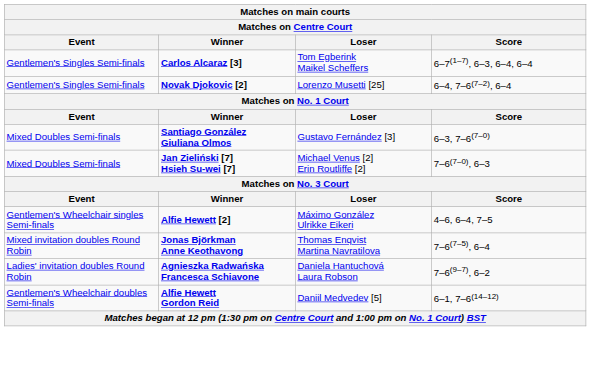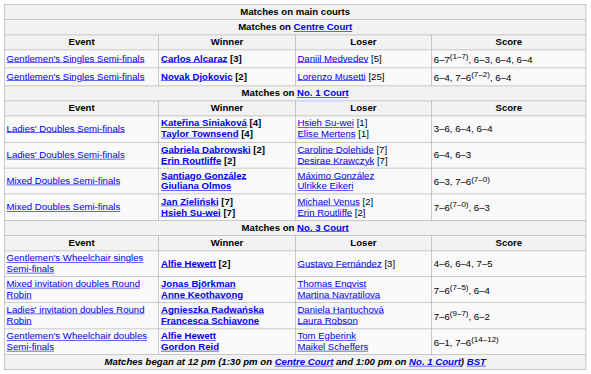(333, 63) Tom Egberink Maikel Scheffers -> (340, 59) Daniil Medvedev [5]
+ row: (211, 129)
+ row: (213, 155)
(346, 137) Gustavo Fernández [3] -> (336, 181) Máximo González Ulrikke Eikeri
(336, 219) Máximo González Ulrikke Eikeri -> (346, 263) Gustavo Fernández [3]
(340, 298) Daniil Medvedev [5] -> (333, 341) Tom Egberink Maikel Scheffers
